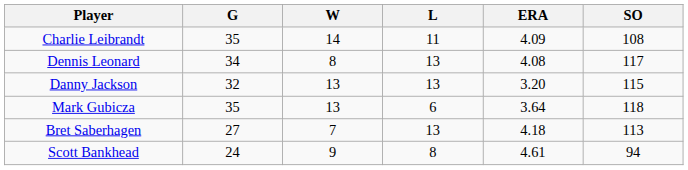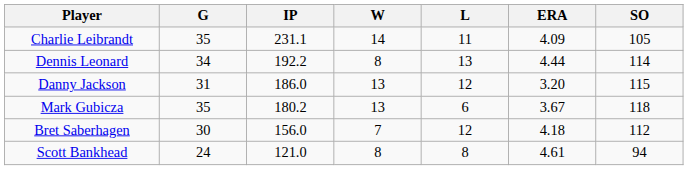+ column: (290, 15)
(633, 38) 108 -> (640, 38) 105
(533, 61) 4.08 -> (552, 61) 4.44
(633, 61) 117 -> (640, 61) 114
(233, 84) 32 -> (203, 84) 31
(433, 84) 13 -> (465, 84) 12
(533, 107) 3.64 -> (552, 107) 3.67
(233, 130) 27 -> (203, 130) 30
(433, 130) 13 -> (465, 130) 12
(633, 130) 113 -> (640, 130) 112
(333, 152) 9 -> (378, 152) 8
